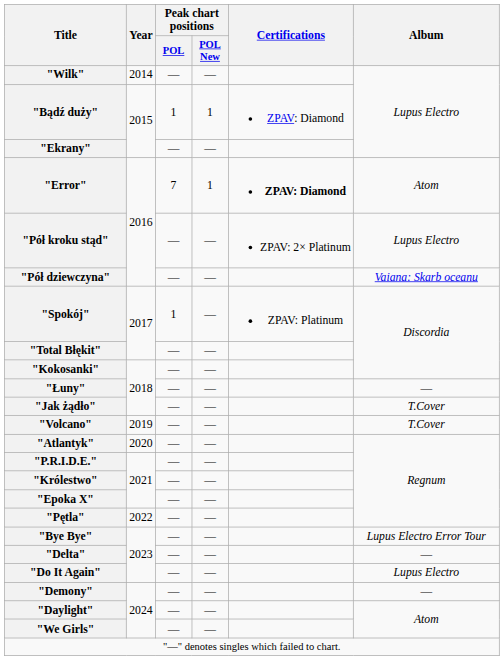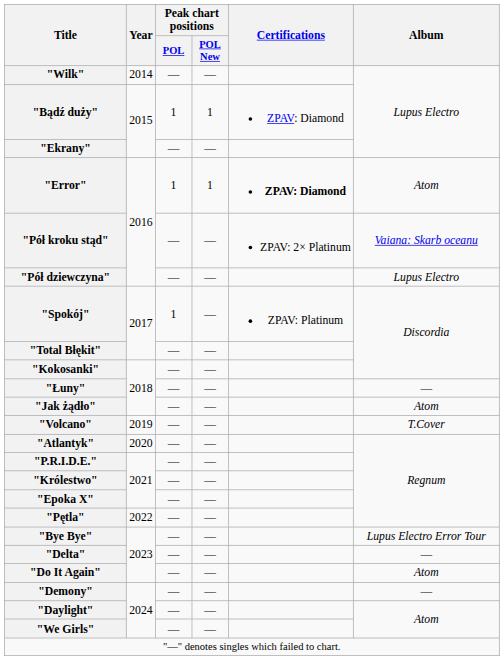(174, 185) 7 -> (174, 185) 1
(426, 240) Lupus Electro -> (426, 240) Vaiana: Skarb oceanu
(426, 277) Vaiana: Skarb oceanu -> (426, 277) Lupus Electro
(426, 406) T.Cover -> (426, 406) Atom
(426, 573) Lupus Electro -> (426, 573) Atom
